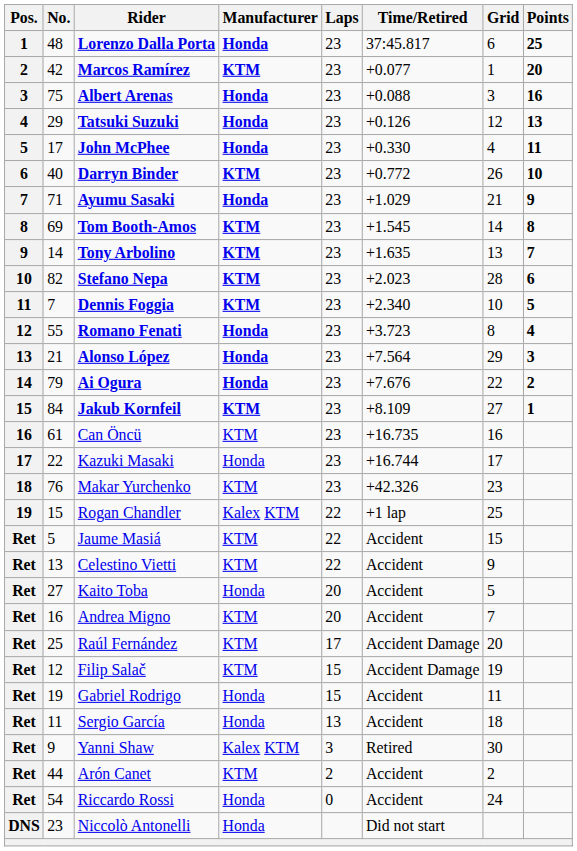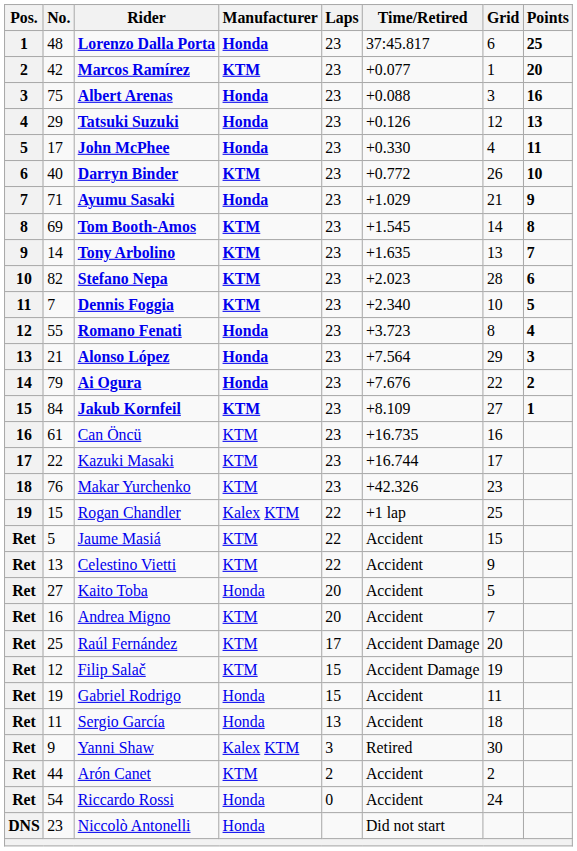(244, 460) Honda -> (240, 460) KTM
